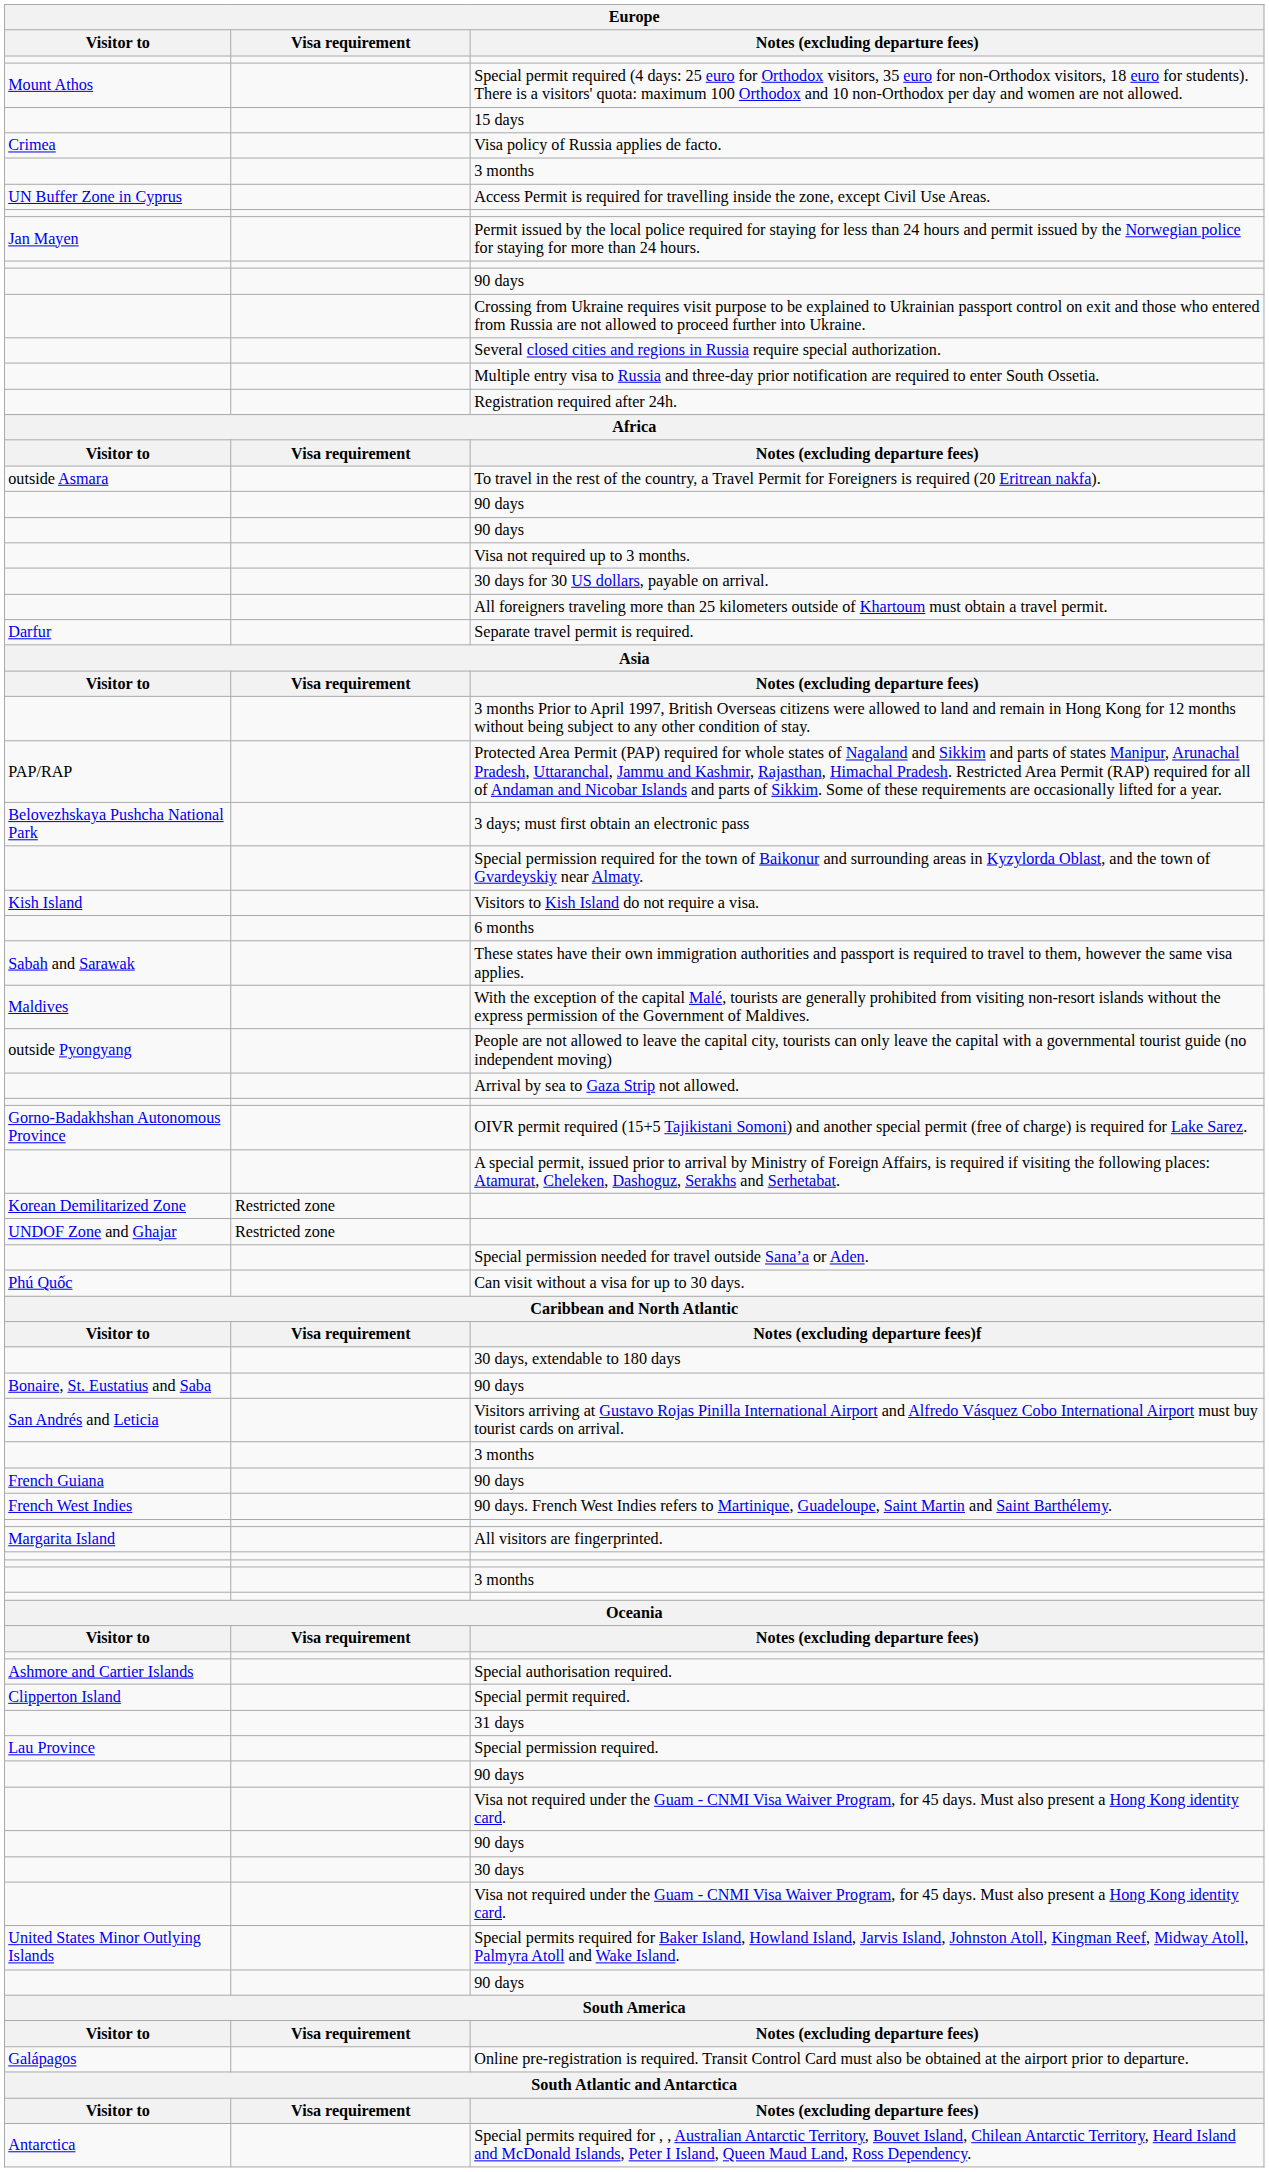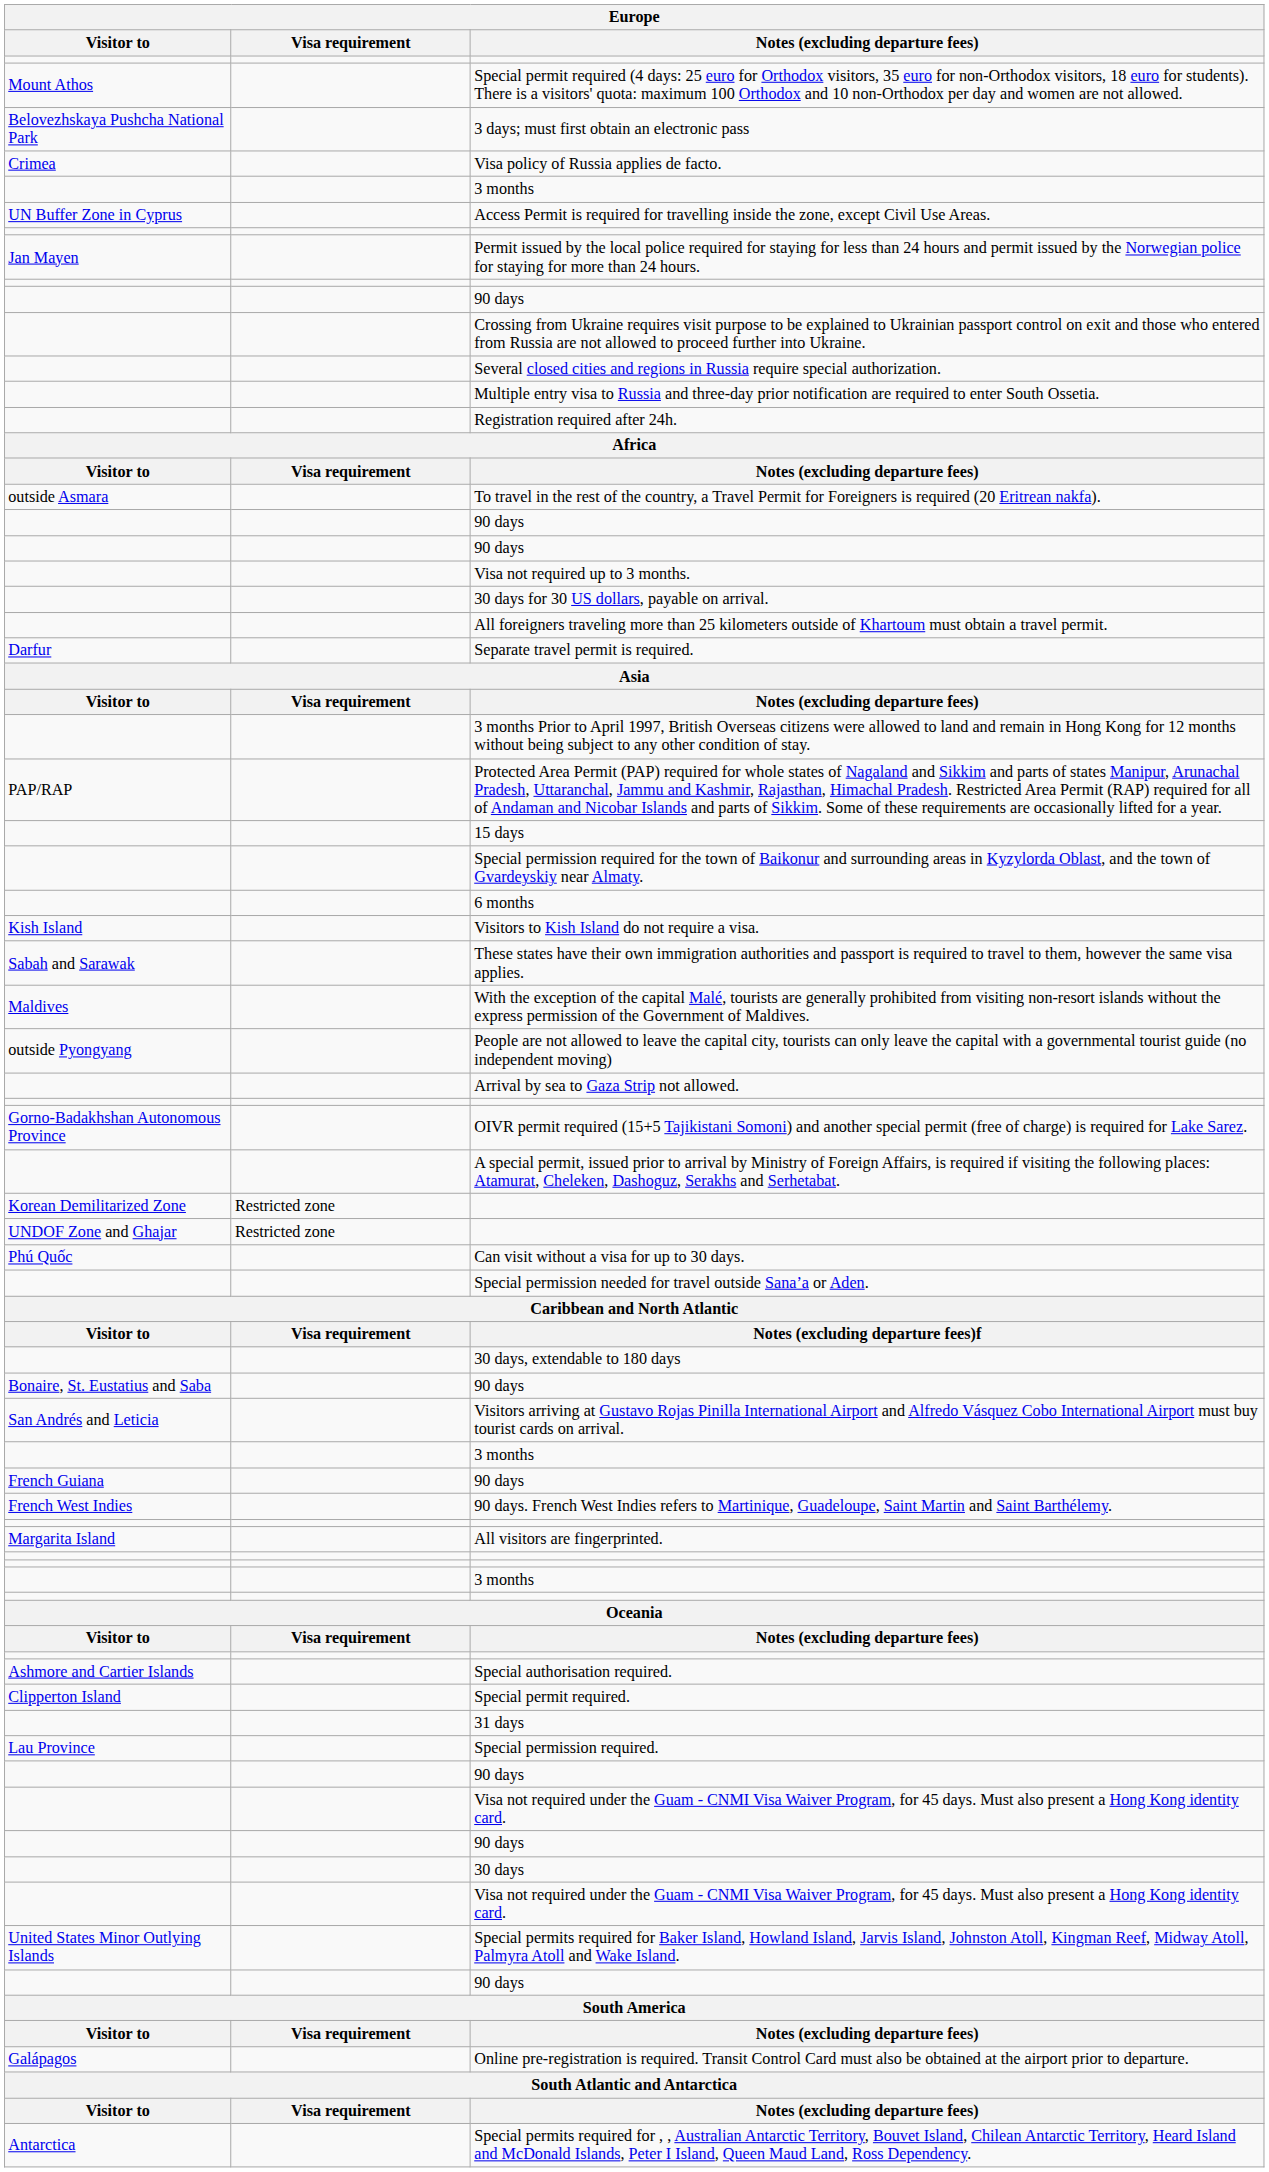rows swapped: (116, 824) <-> (118, 120)
rows swapped: (45, 902) <-> (118, 928)
rows swapped: (40, 1282) <-> (118, 1257)
